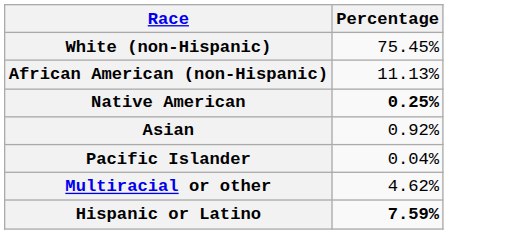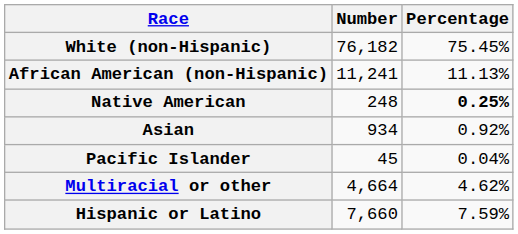+ column: (367, 19)
(413, 214) bold -> (483, 214) normal
